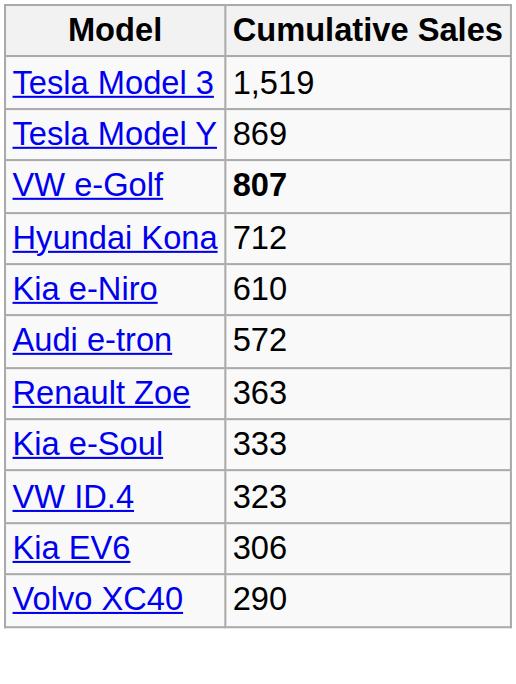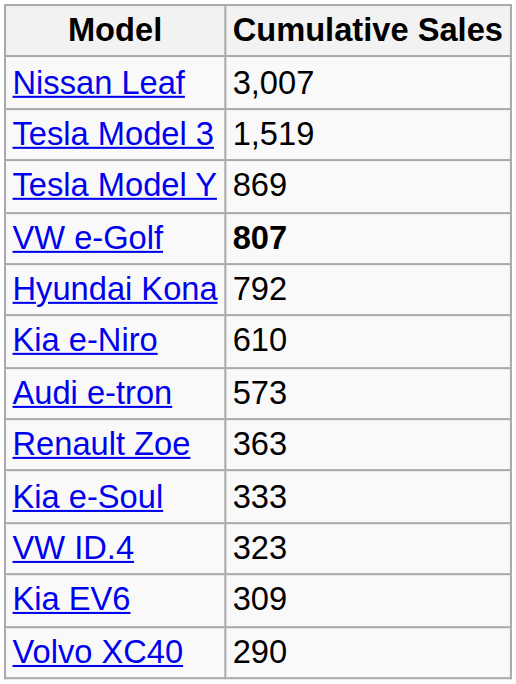+ row: (99, 82)
(260, 237) 712 -> (260, 289) 792
(260, 340) 572 -> (260, 392) 573
(260, 548) 306 -> (260, 599) 309
